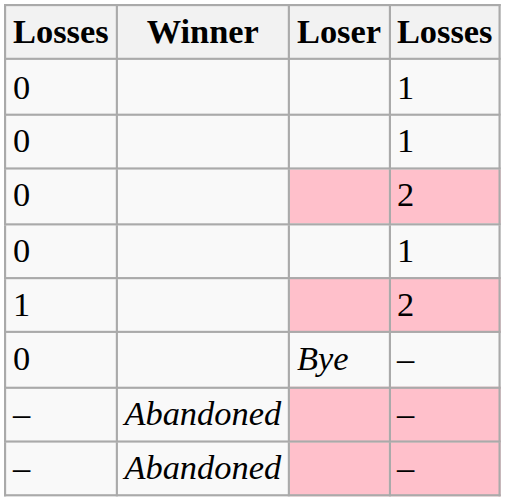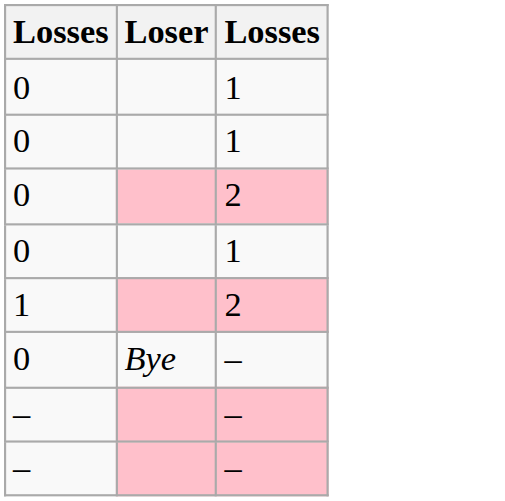- column: (203, 31)
